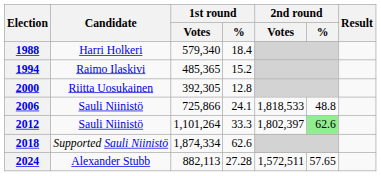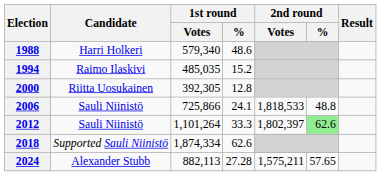(242, 50) 18.4 -> (242, 50) 48.6
(201, 69) 485,365 -> (201, 69) 485,035
(281, 161) 1,572,511 -> (281, 161) 1,575,211
